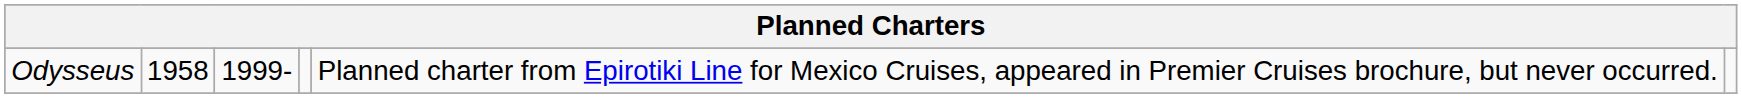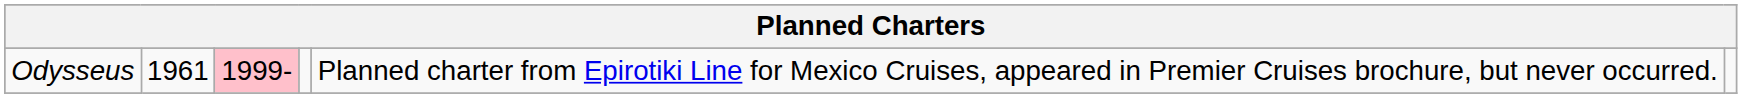(178, 70) 1958 -> (178, 70) 1961
(257, 70) no background -> (257, 70) pink background
